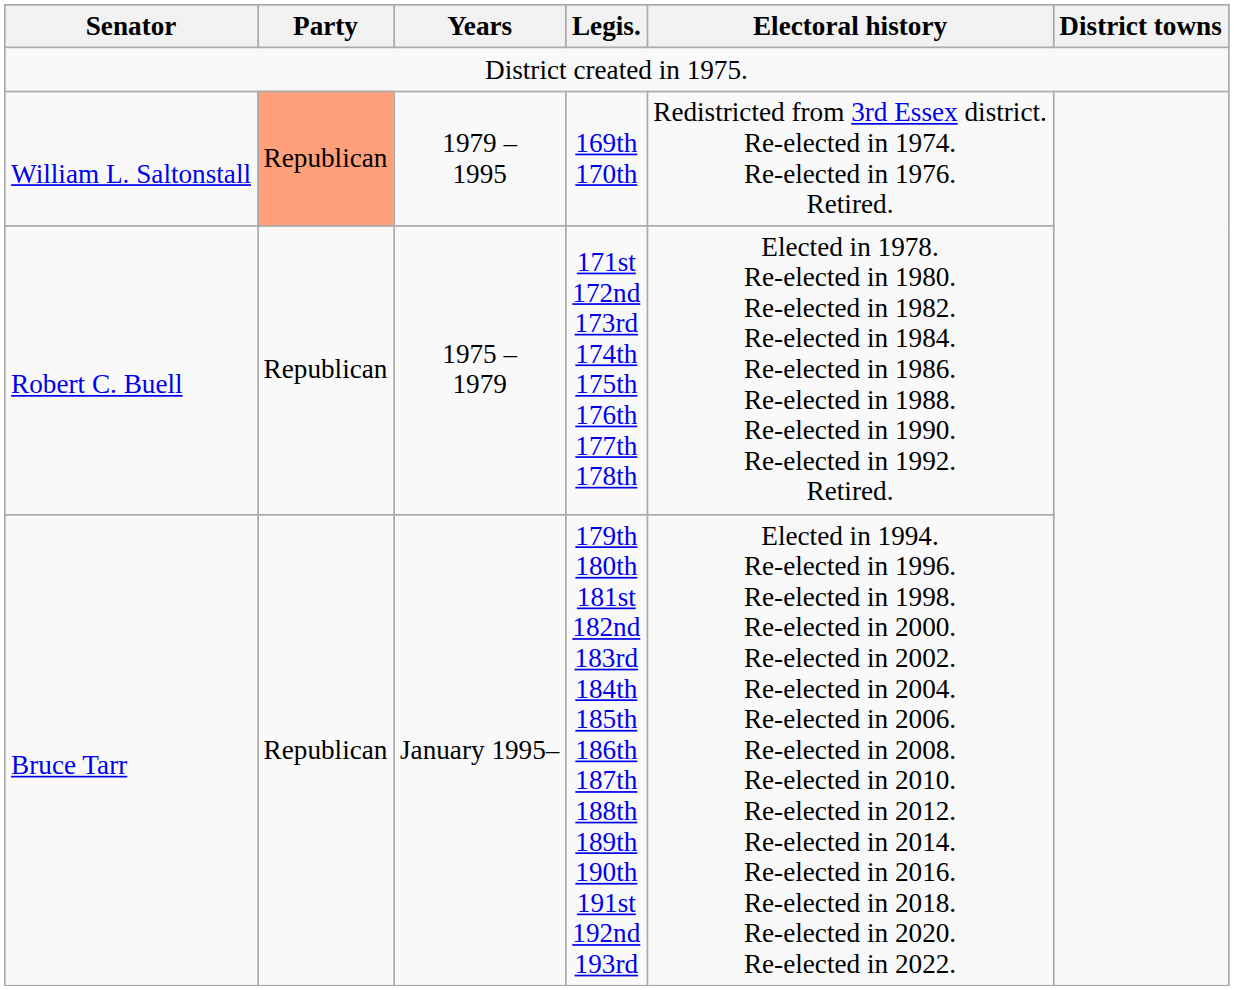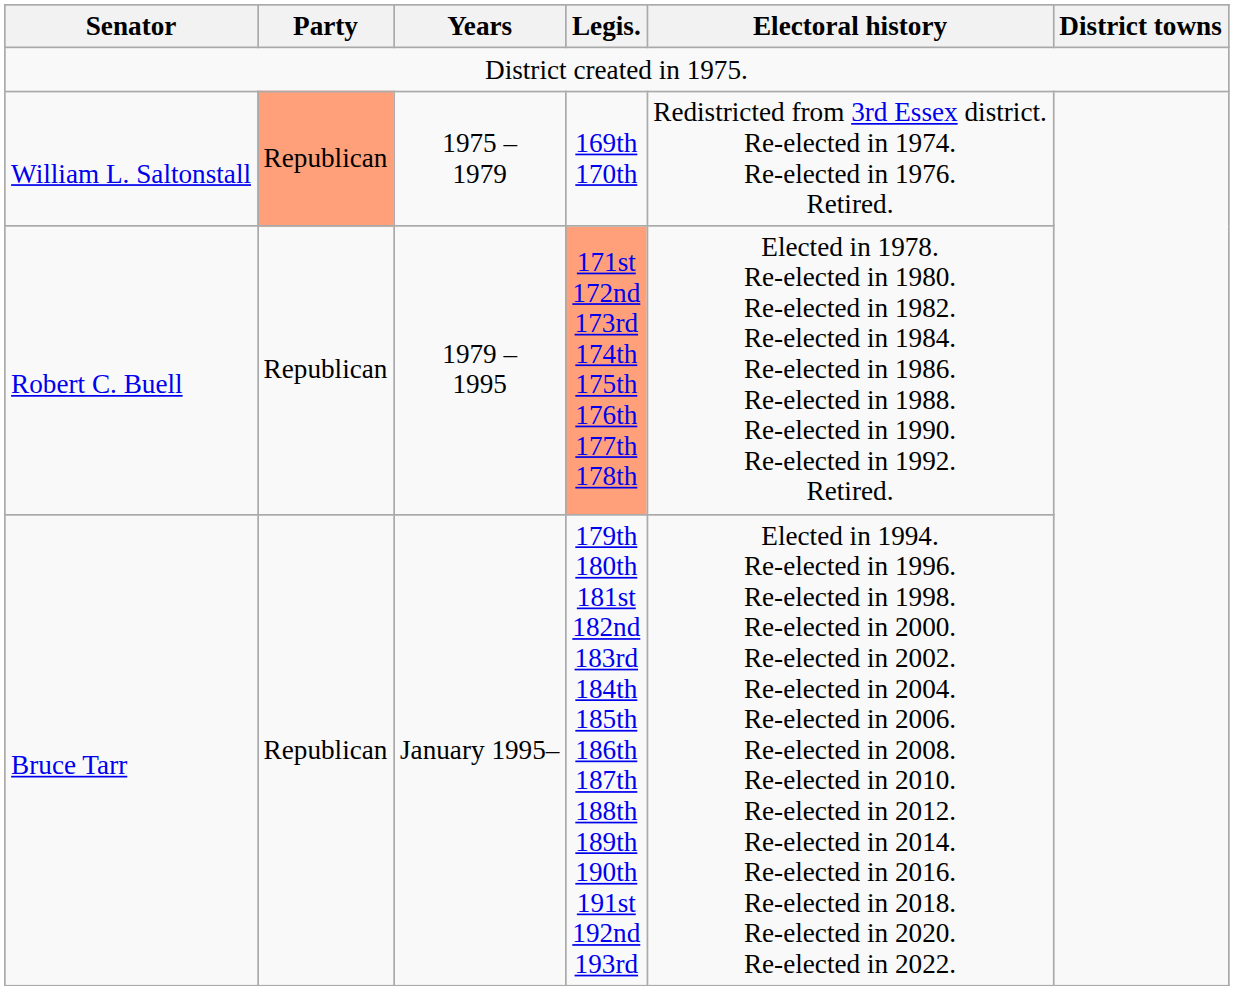(480, 158) 1979 – 1995 -> (480, 158) 1975 – 1979
(480, 369) 1975 – 1979 -> (480, 369) 1979 – 1995
(606, 369) no background -> (606, 369) lightsalmon background
